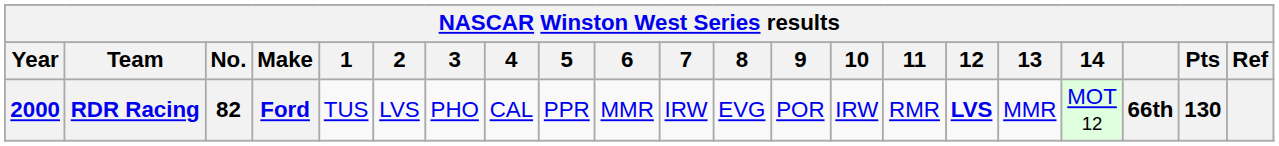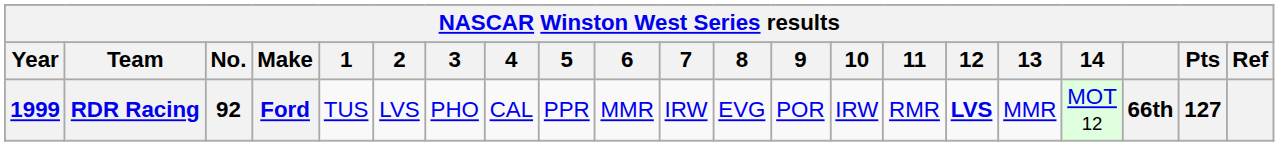(35, 110) 2000 -> (35, 110) 1999
(228, 110) 82 -> (228, 110) 92
(1203, 110) 130 -> (1203, 110) 127
